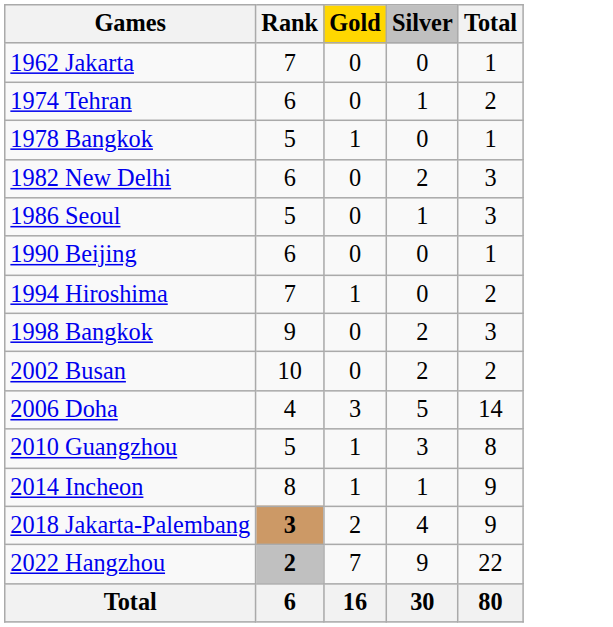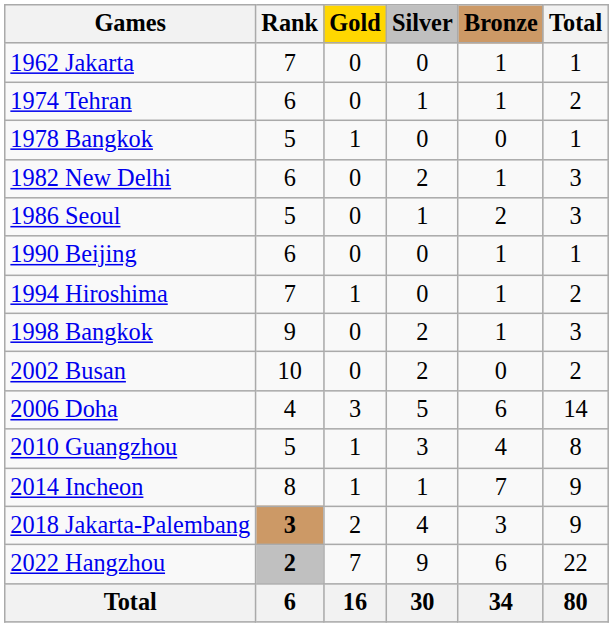+ column: (501, 23)
